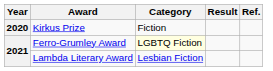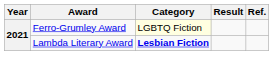- row: (59, 27)
(170, 58) normal -> (173, 43) bold
